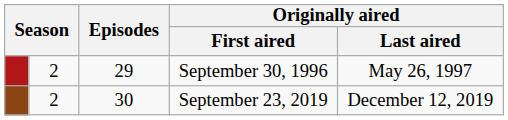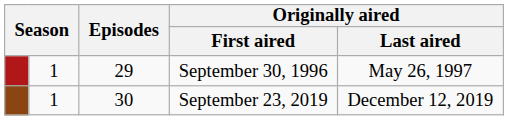(54, 70) 2 -> (54, 70) 1
(54, 100) 2 -> (54, 100) 1
